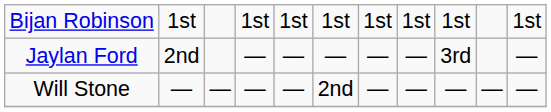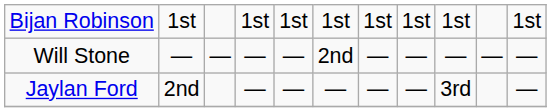rows swapped: (82, 55) <-> (82, 89)
